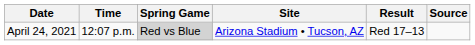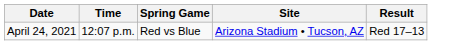- column: (448, 13)
(170, 31) lightgrey background -> (170, 31) no background
